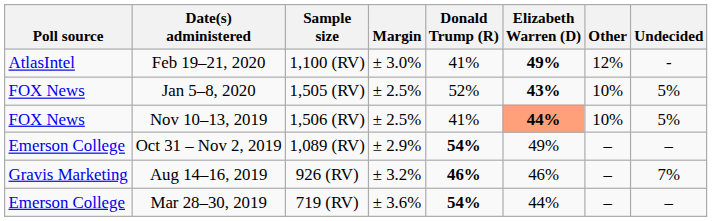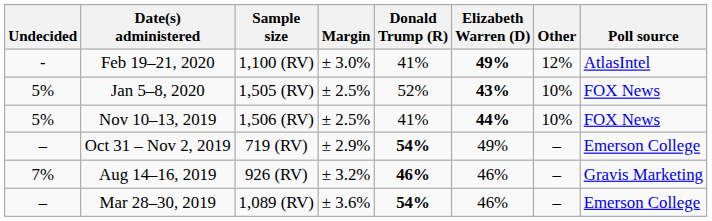columns swapped: (68, 36) <-> (669, 36)
(544, 119) lightsalmon background -> (493, 119) no background
(327, 146) 1,089 (RV) -> (276, 146) 719 (RV)
(327, 202) 719 (RV) -> (276, 202) 1,089 (RV)
(544, 202) 44% -> (493, 202) 46%
